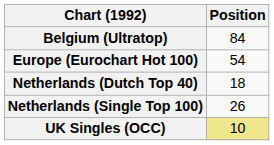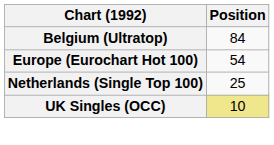- row: (105, 83)
(238, 106) 26 -> (238, 83) 25
